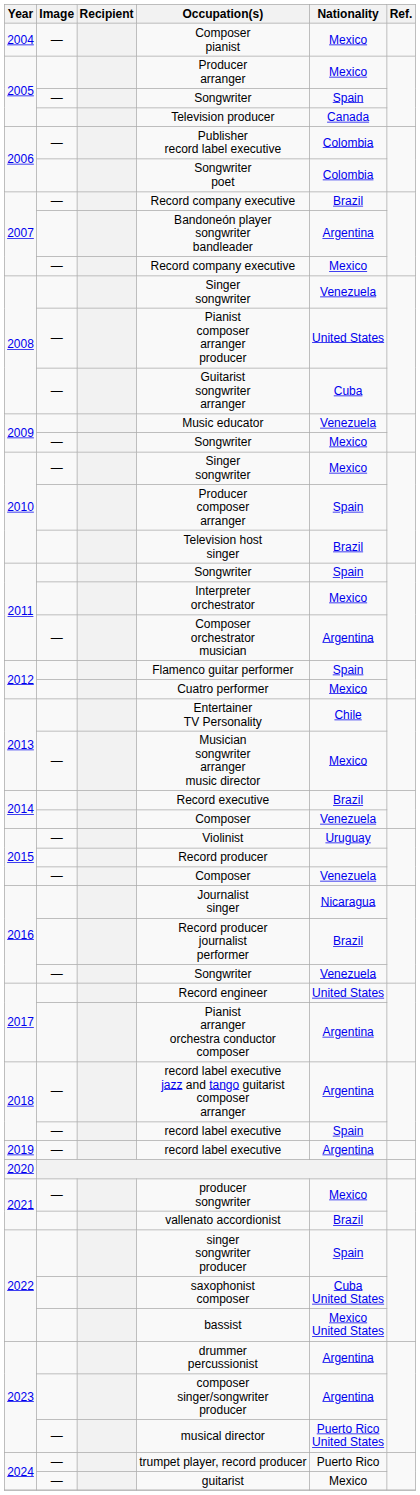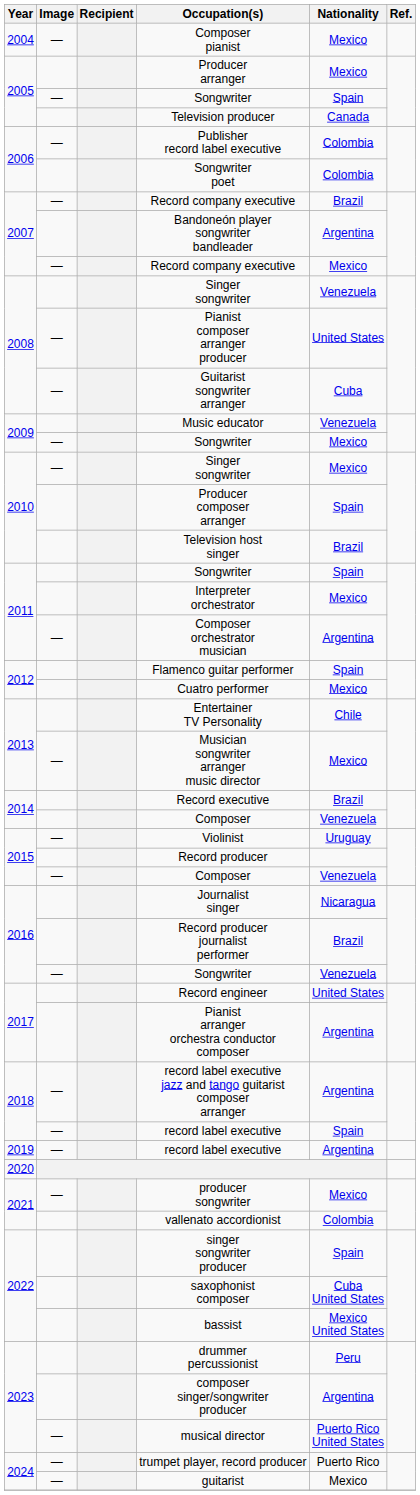(348, 1220) Brazil -> (348, 1220) Colombia
(348, 1357) Argentina -> (348, 1357) Peru
